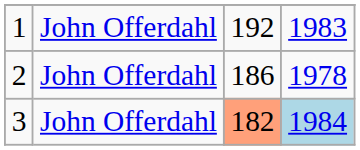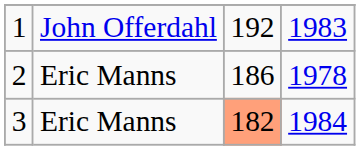(128, 74) John Offerdahl -> (108, 74) Eric Manns
(128, 121) John Offerdahl -> (108, 121) Eric Manns
(318, 121) lightblue background -> (318, 121) no background
